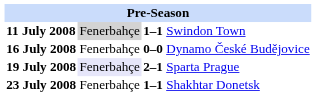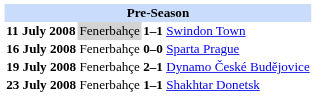(238, 49) Dynamo České Budějovice -> (203, 49) Sparta Prague
(110, 67) lavender background -> (110, 67) no background
(203, 67) Sparta Prague -> (238, 67) Dynamo České Budějovice
